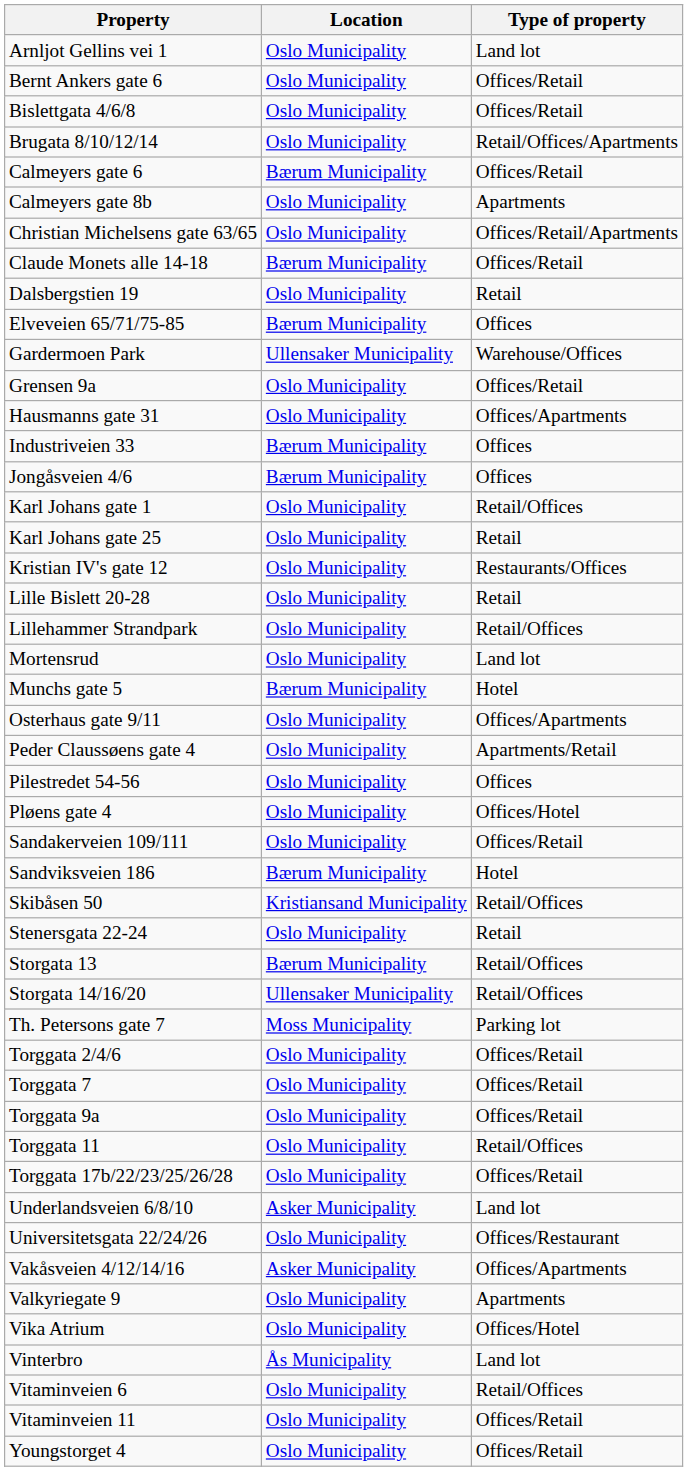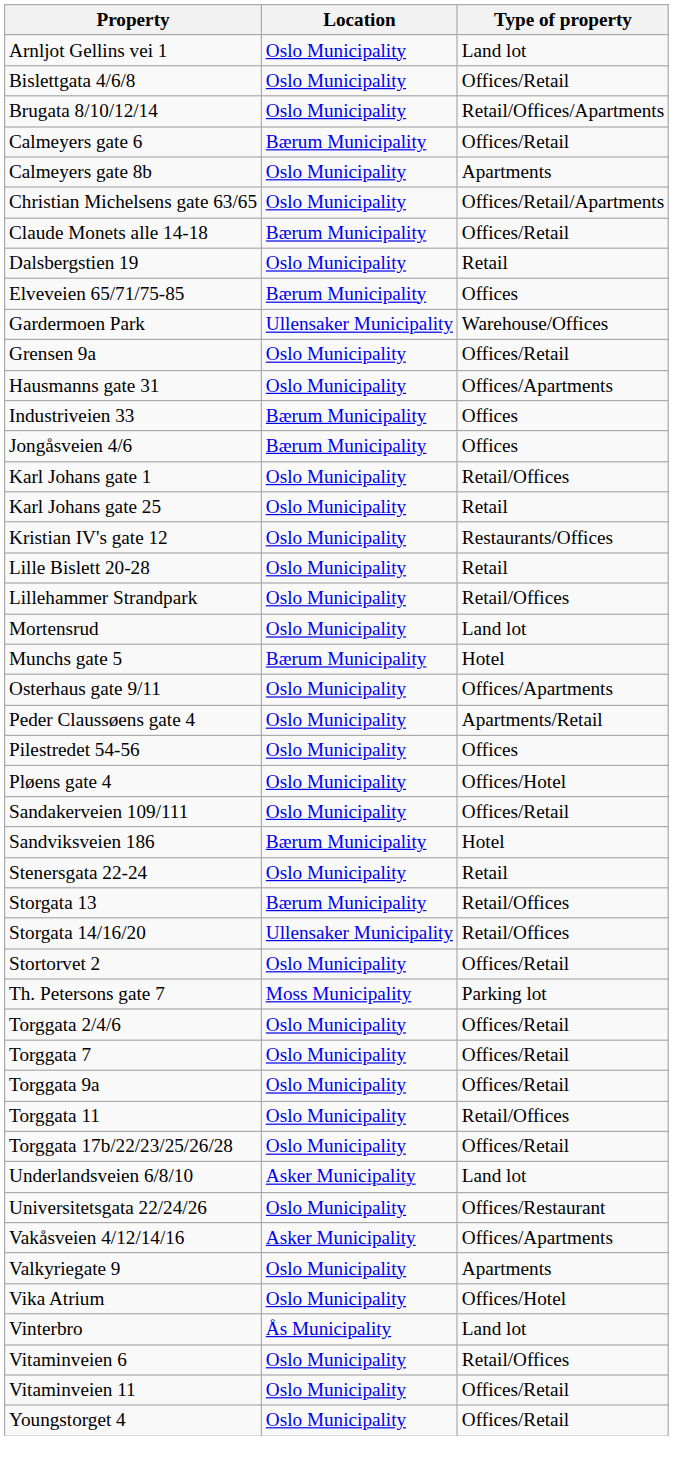- row: (86, 80)
- row: (56, 902)
+ row: (55, 963)
